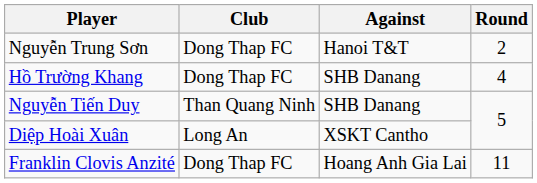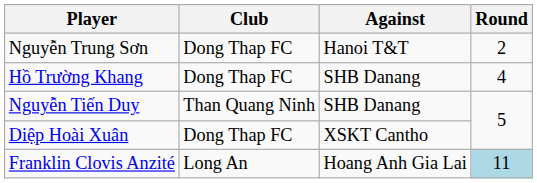(216, 134) Long An -> (238, 134) Dong Thap FC
(238, 163) Dong Thap FC -> (216, 163) Long An
(502, 163) no background -> (502, 163) lightblue background
